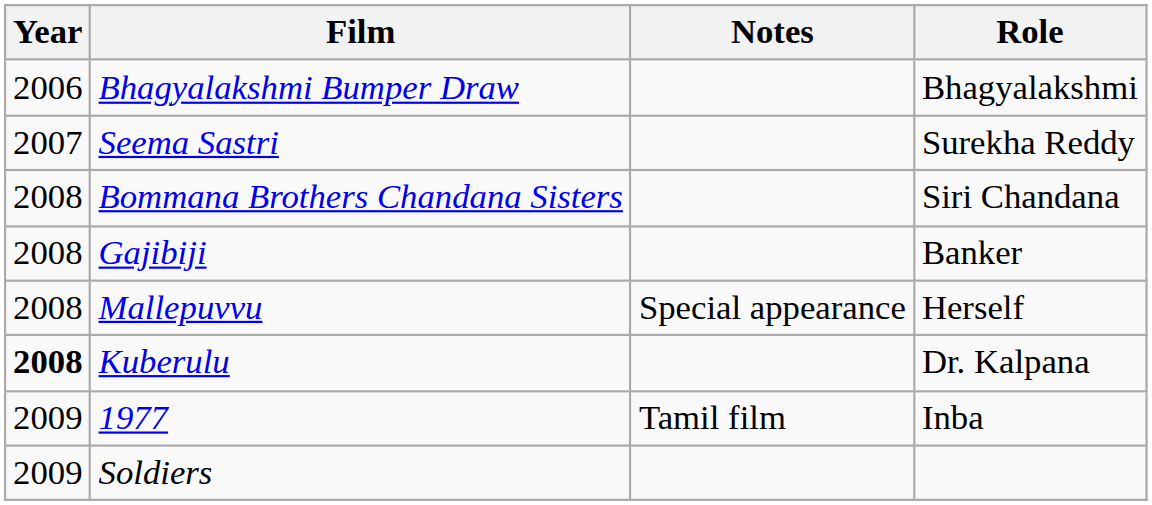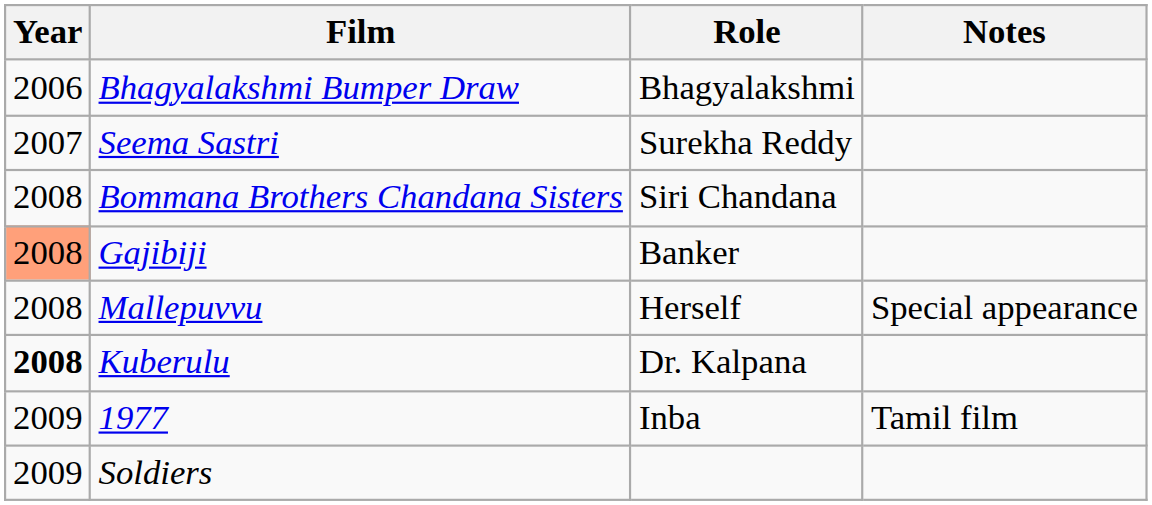columns swapped: (1030, 32) <-> (772, 32)
(48, 252) no background -> (48, 252) lightsalmon background
